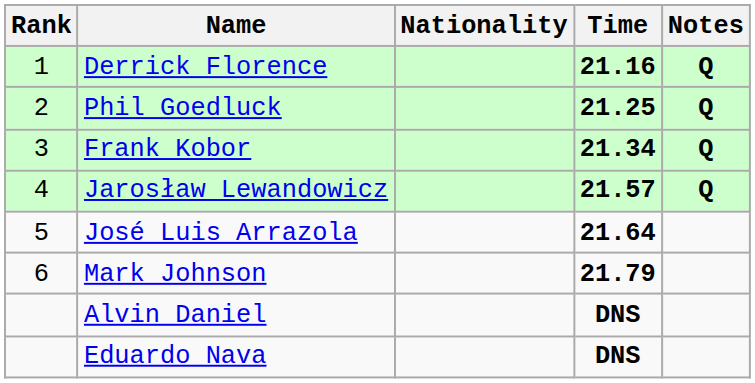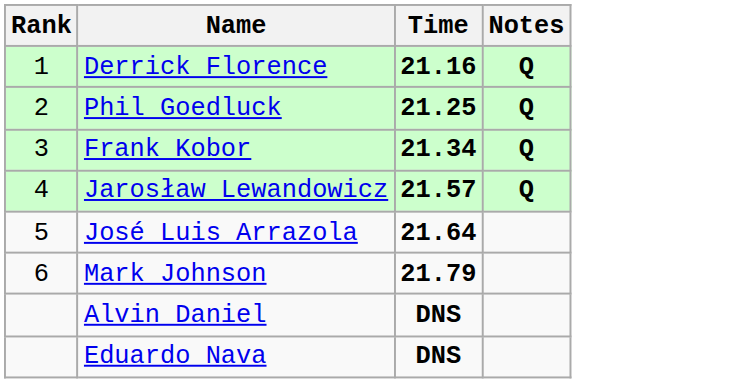- column: (484, 26)
